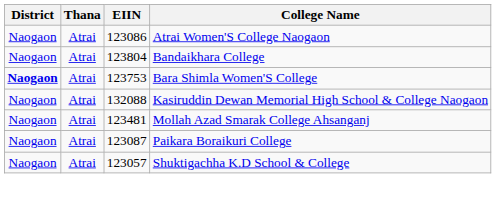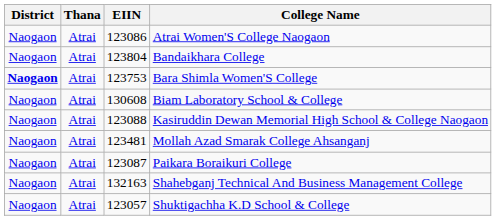+ row: (248, 99)
(127, 99) 132088 -> (127, 120) 123088
+ row: (308, 183)
